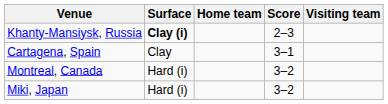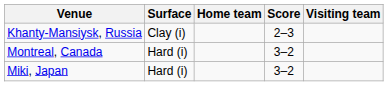(167, 33) bold -> (166, 33) normal
- row: (54, 52)
